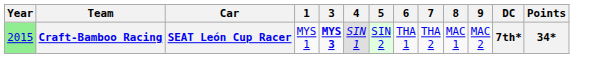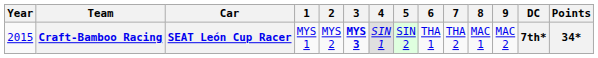+ column: (331, 14)
(20, 38) lightgreen background -> (20, 38) no background
